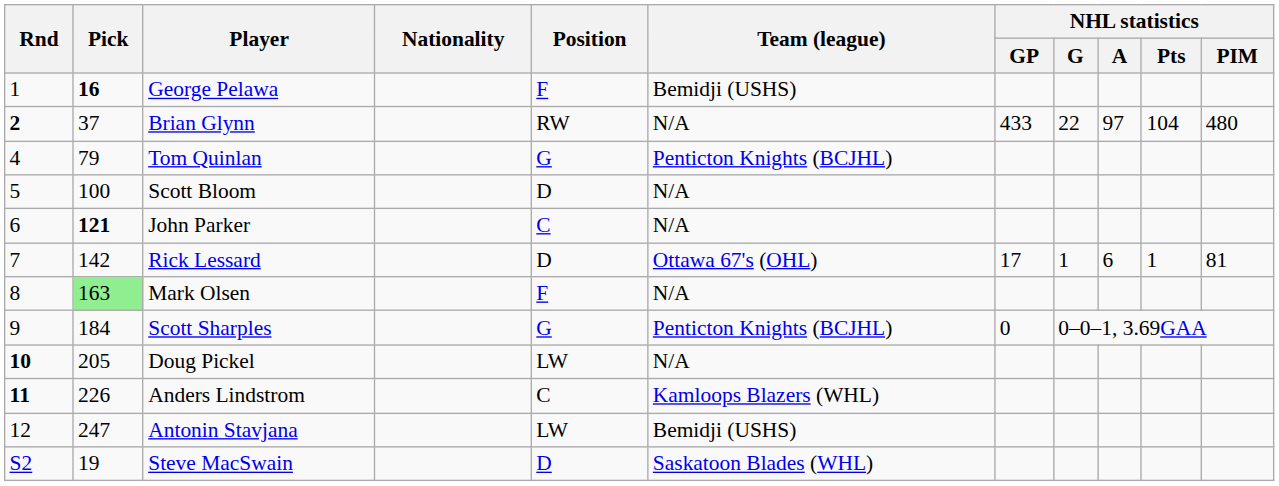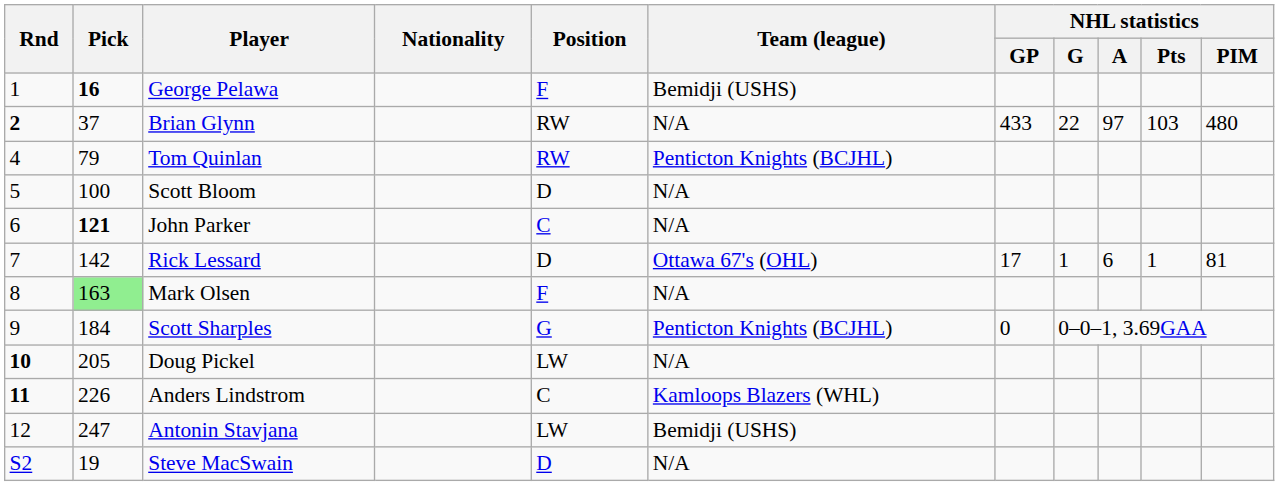(1163, 123) 104 -> (1163, 123) 103
(544, 157) G -> (553, 157) RW
(763, 463) Saskatoon Blades (WHL) -> (671, 463) N/A
